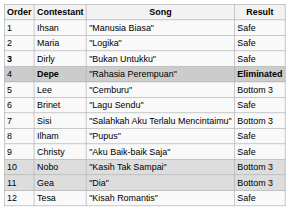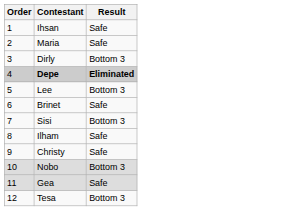- column: (160, 12)
(10, 59) bold -> (10, 59) normal
(246, 59) Safe -> (107, 59) Bottom 3
(255, 183) Bottom 3 -> (98, 183) Safe
(246, 198) Safe -> (107, 198) Bottom 3
